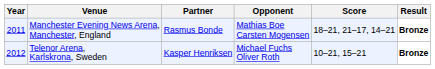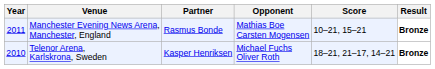(354, 30) 18–21, 21–17, 14–21 -> (340, 30) 10–21, 15–21
(16, 53) 2012 -> (16, 53) 2010
(340, 53) 10–21, 15–21 -> (354, 53) 18–21, 21–17, 14–21
